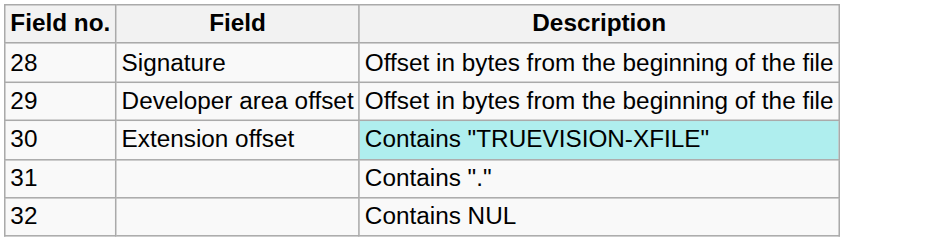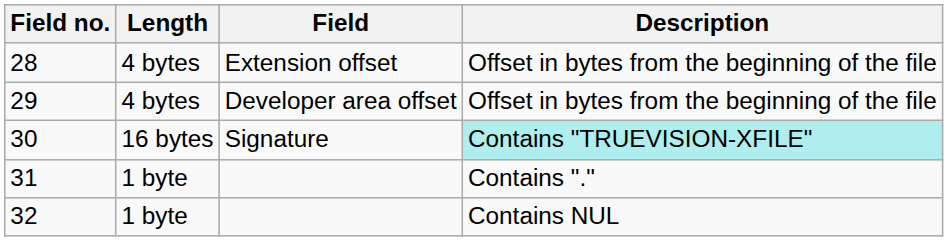+ column: (168, 23)
(174, 62) Signature -> (311, 62) Extension offset
(208, 139) Extension offset -> (277, 139) Signature
